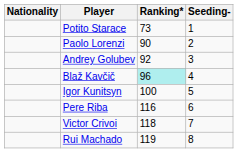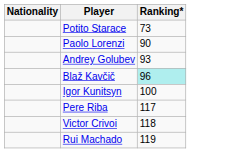- column: (209, 12)
(145, 60) 92 -> (145, 60) 93
(148, 108) 116 -> (148, 108) 117
